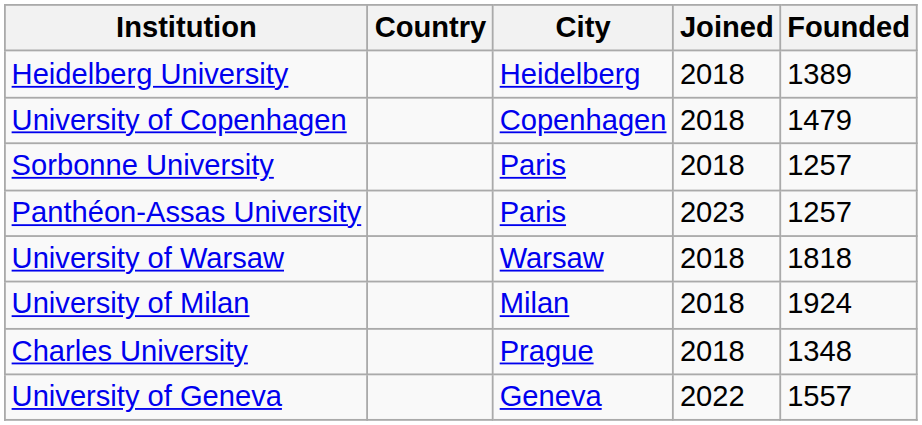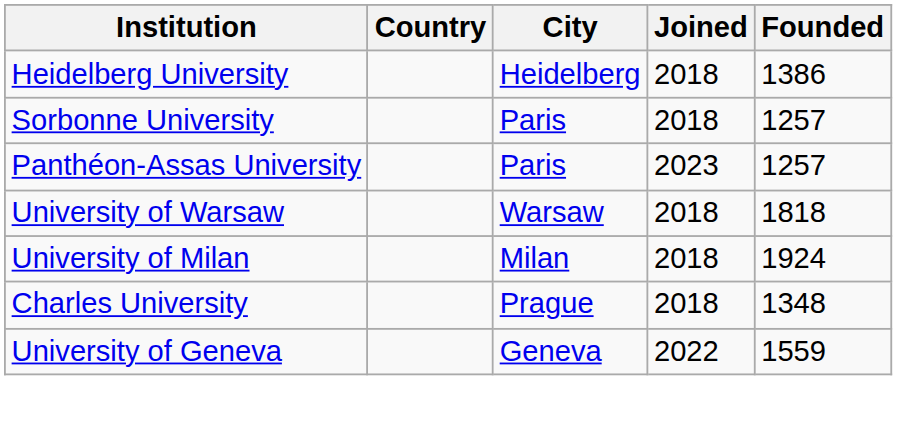(820, 73) 1389 -> (794, 73) 1386
- row: (179, 119)
(820, 397) 1557 -> (794, 350) 1559
